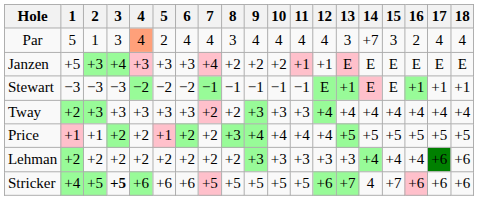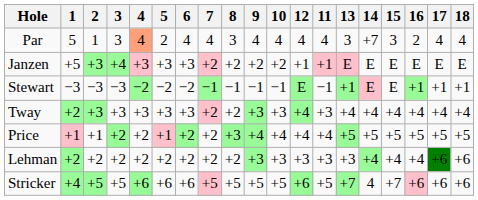columns swapped: (302, 16) <-> (325, 16)
(210, 64) +4 -> (210, 64) +2
(118, 183) bold -> (118, 183) normal
